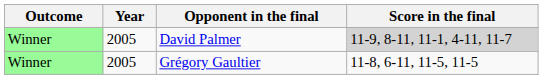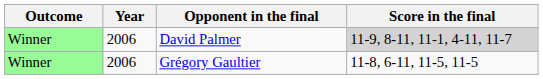(121, 39) 2005 -> (121, 39) 2006
(121, 62) 2005 -> (121, 62) 2006
